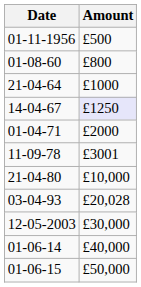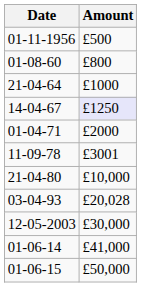(106, 246) £40,000 -> (106, 246) £41,000
